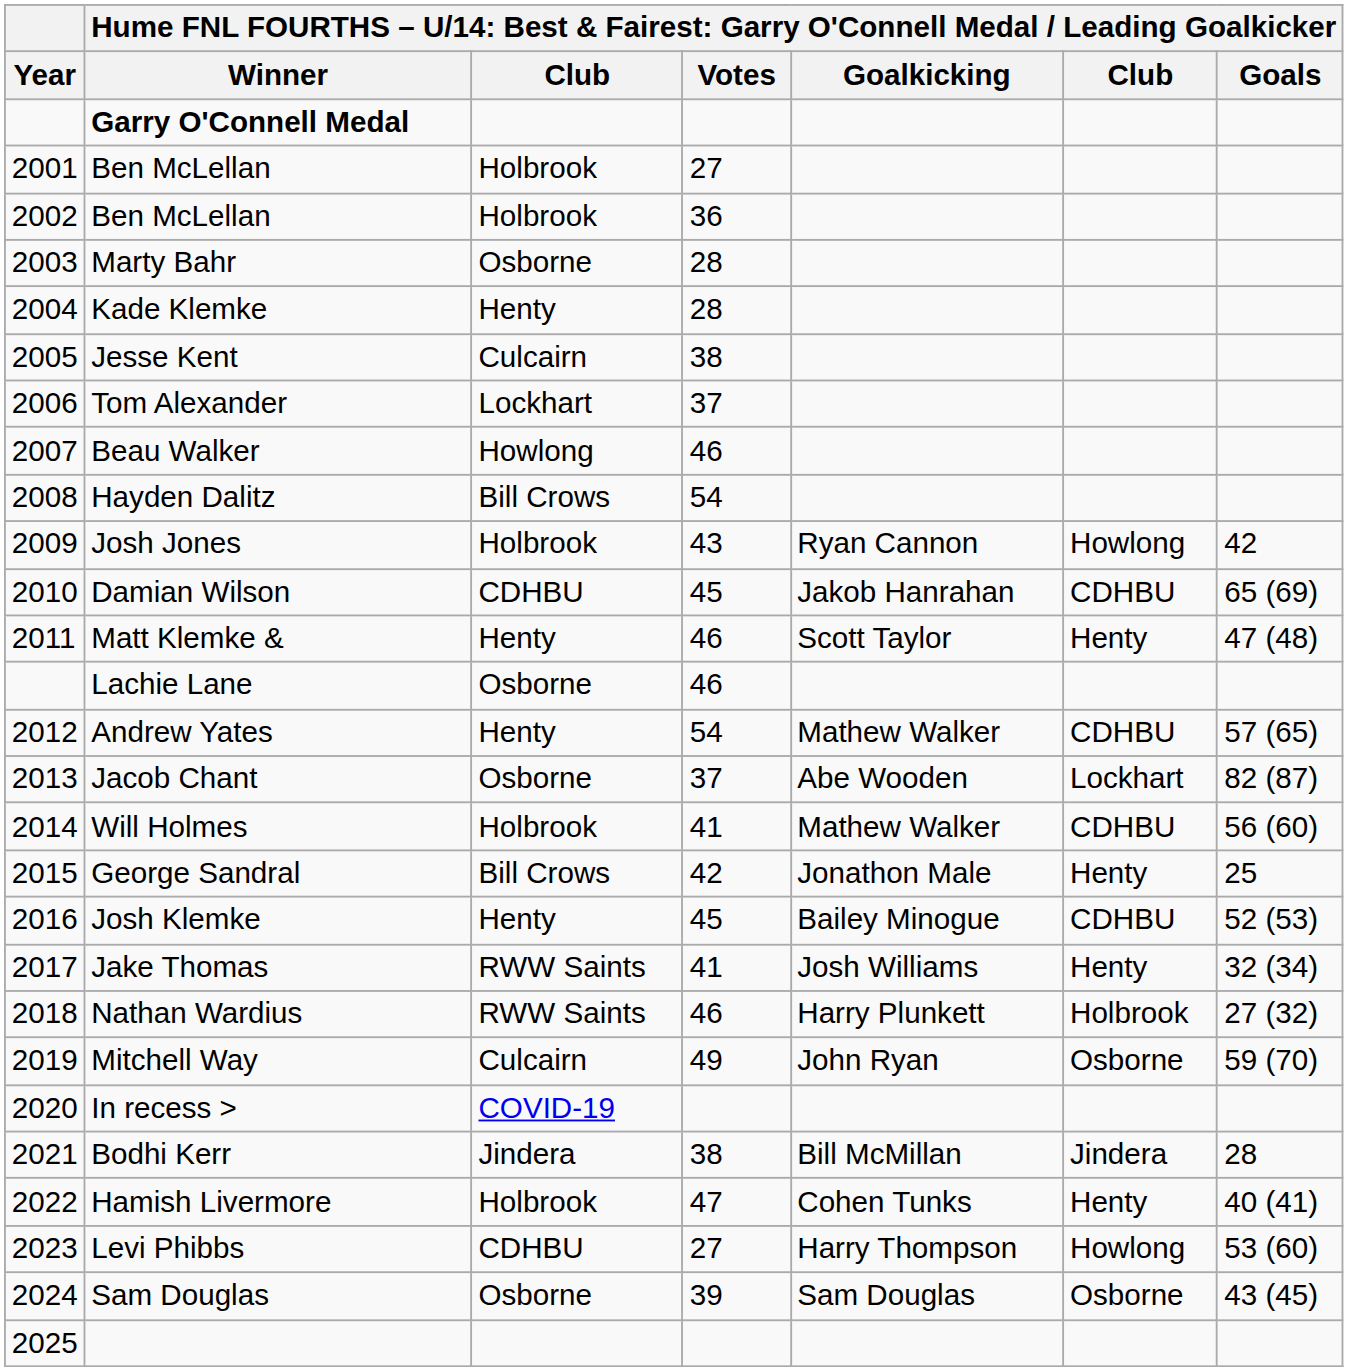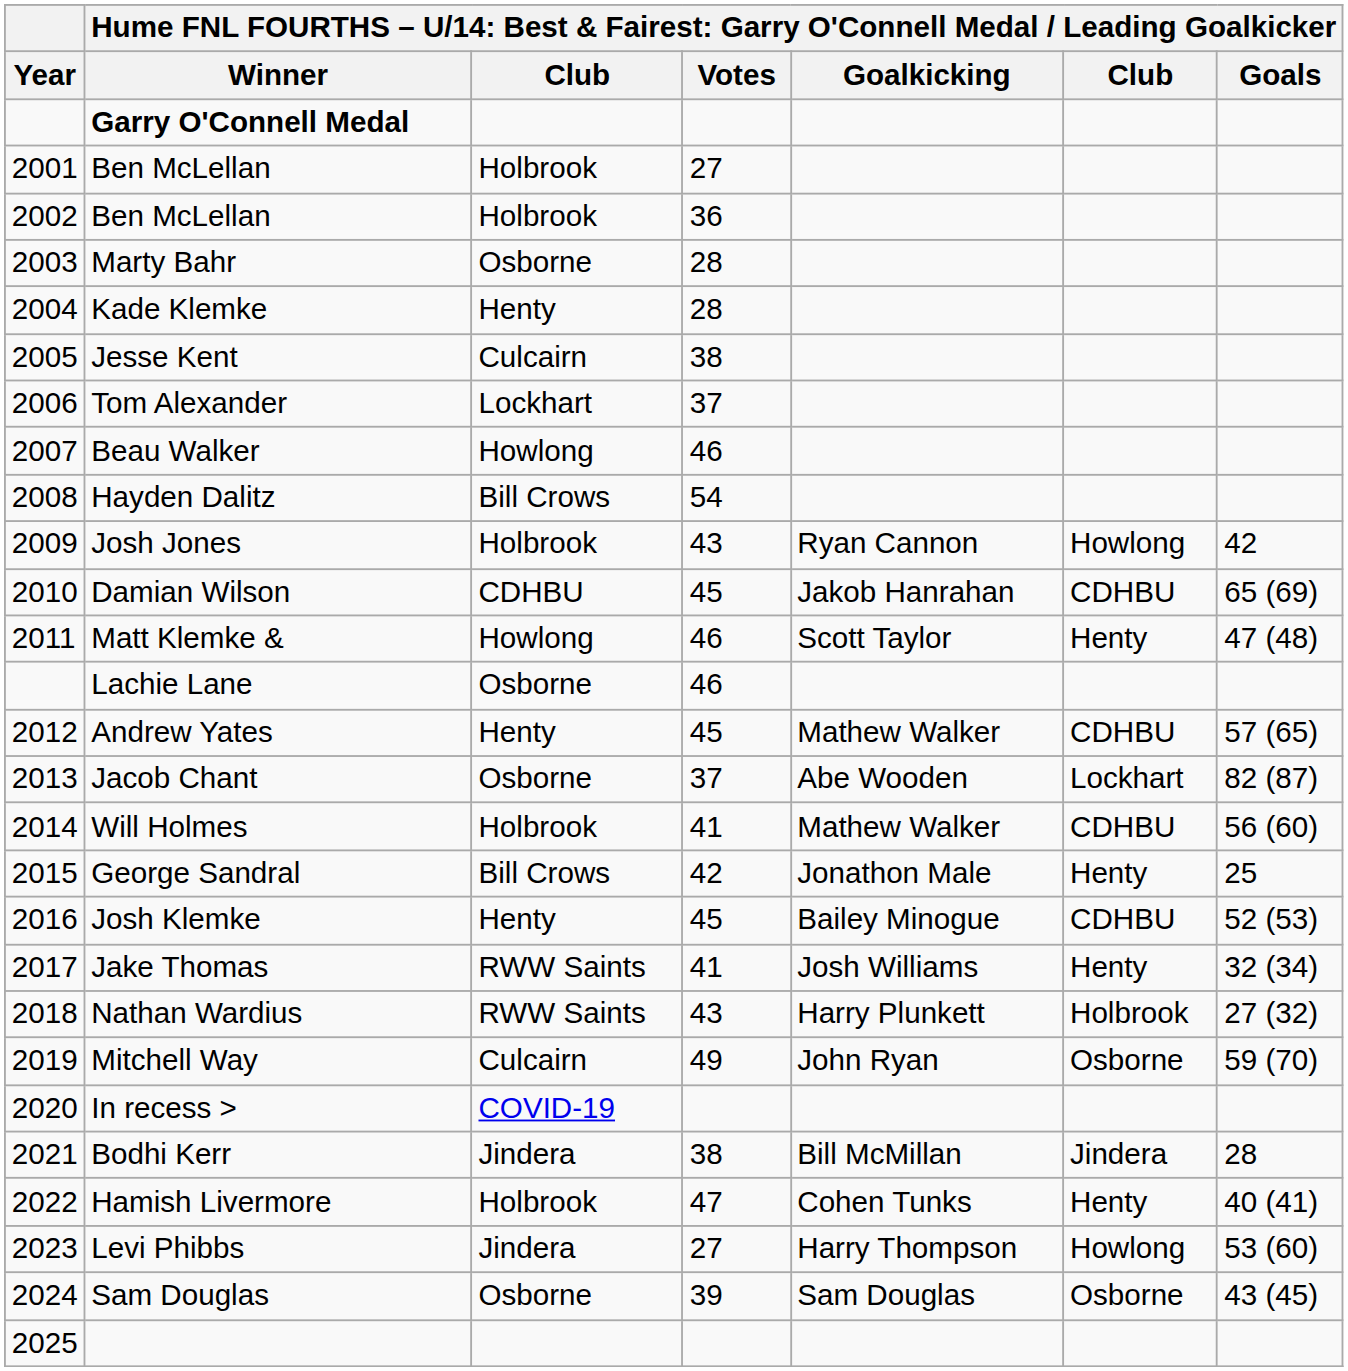(517, 638) Henty -> (536, 638) Howlong
(706, 732) 54 -> (706, 732) 45
(706, 1013) 46 -> (706, 1013) 43
(531, 1248) CDHBU -> (527, 1248) Jindera
